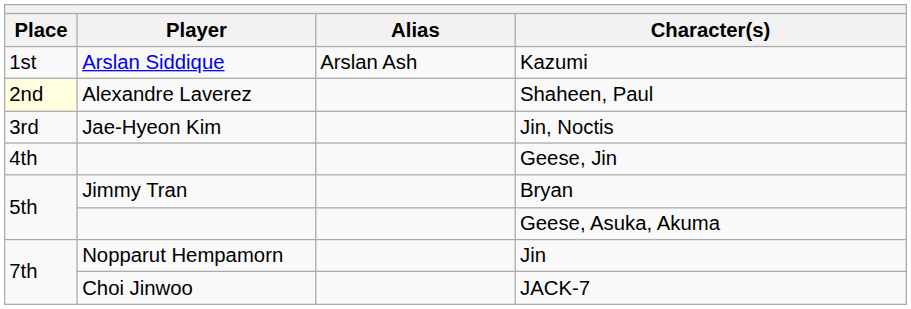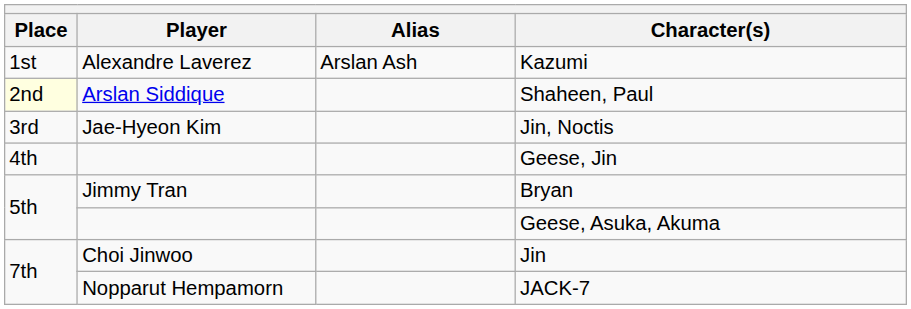(153, 62) Arslan Siddique -> (167, 62) Alexandre Laverez
(167, 94) Alexandre Laverez -> (153, 94) Arslan Siddique
(183, 255) Nopparut Hempamorn -> (138, 255) Choi Jinwoo
(138, 287) Choi Jinwoo -> (183, 287) Nopparut Hempamorn
